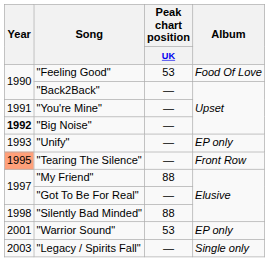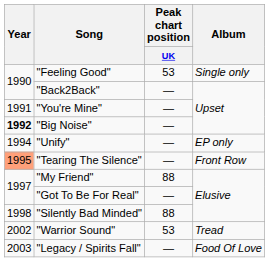(229, 73) Food Of Love -> (222, 73) Single only
(19, 143) 1993 -> (19, 143) 1994
(19, 230) 2001 -> (19, 230) 2002
(214, 230) EP only -> (209, 230) Tread
(222, 248) Single only -> (229, 248) Food Of Love
